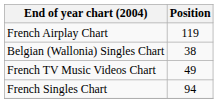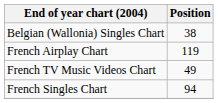rows swapped: (86, 51) <-> (57, 32)
